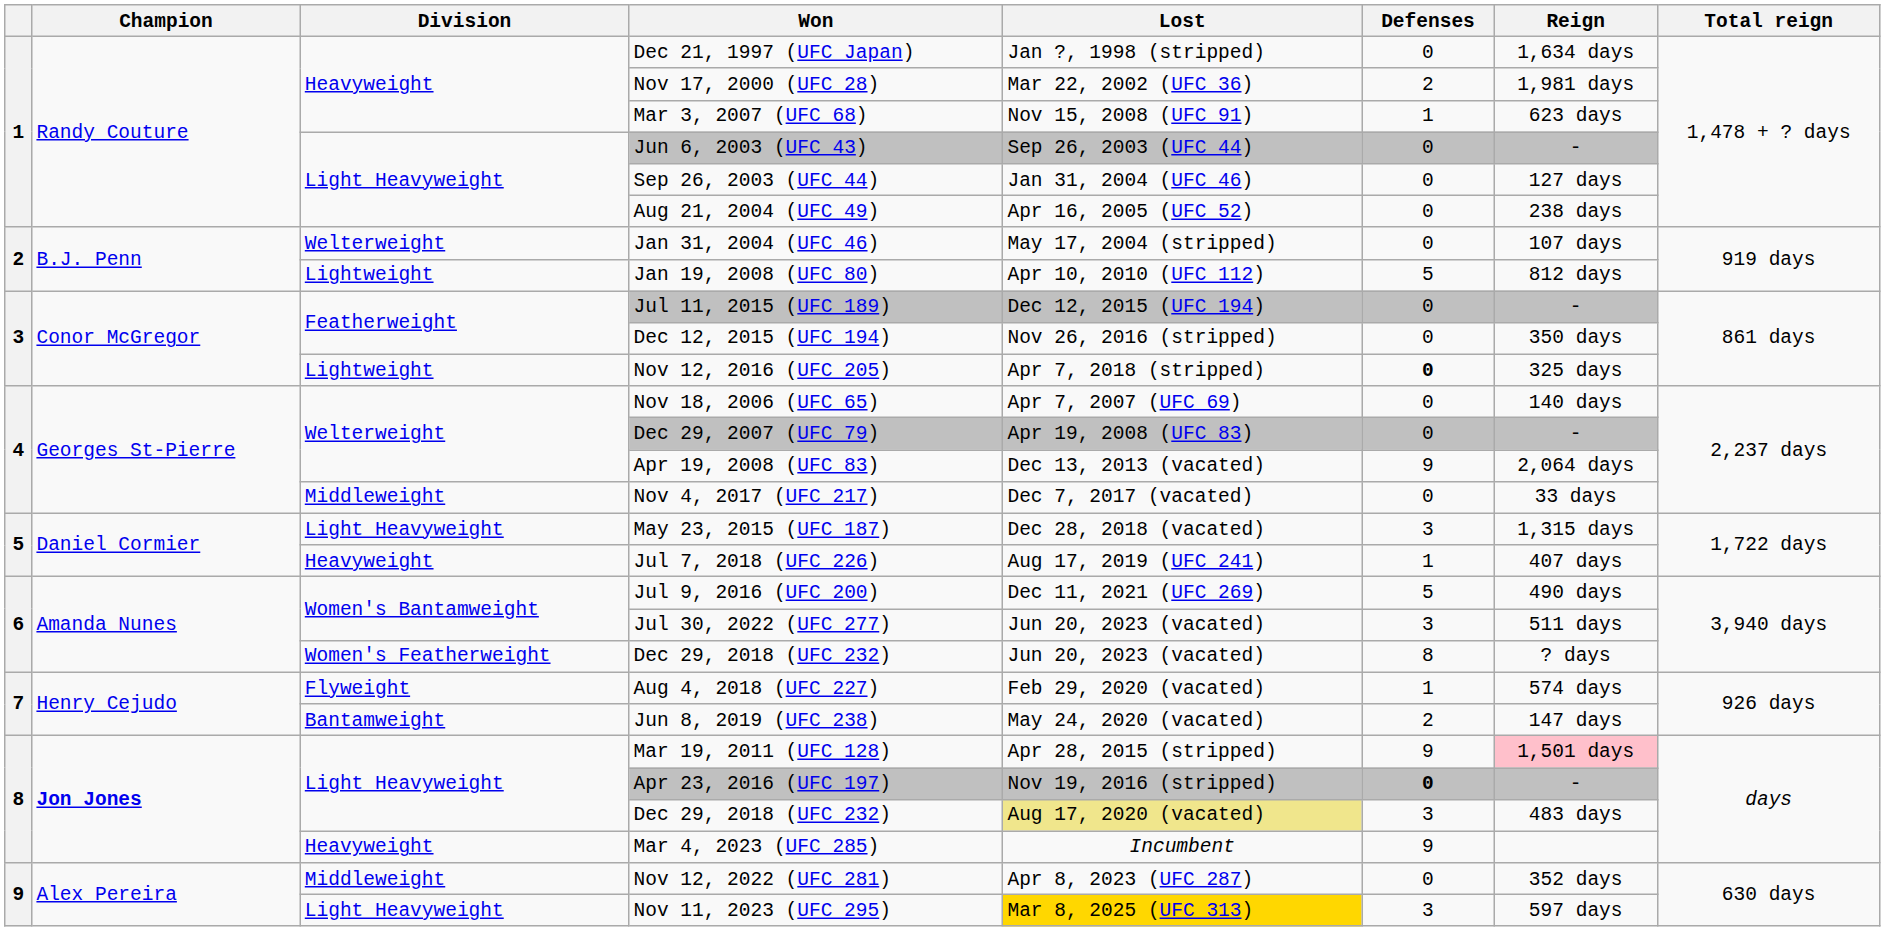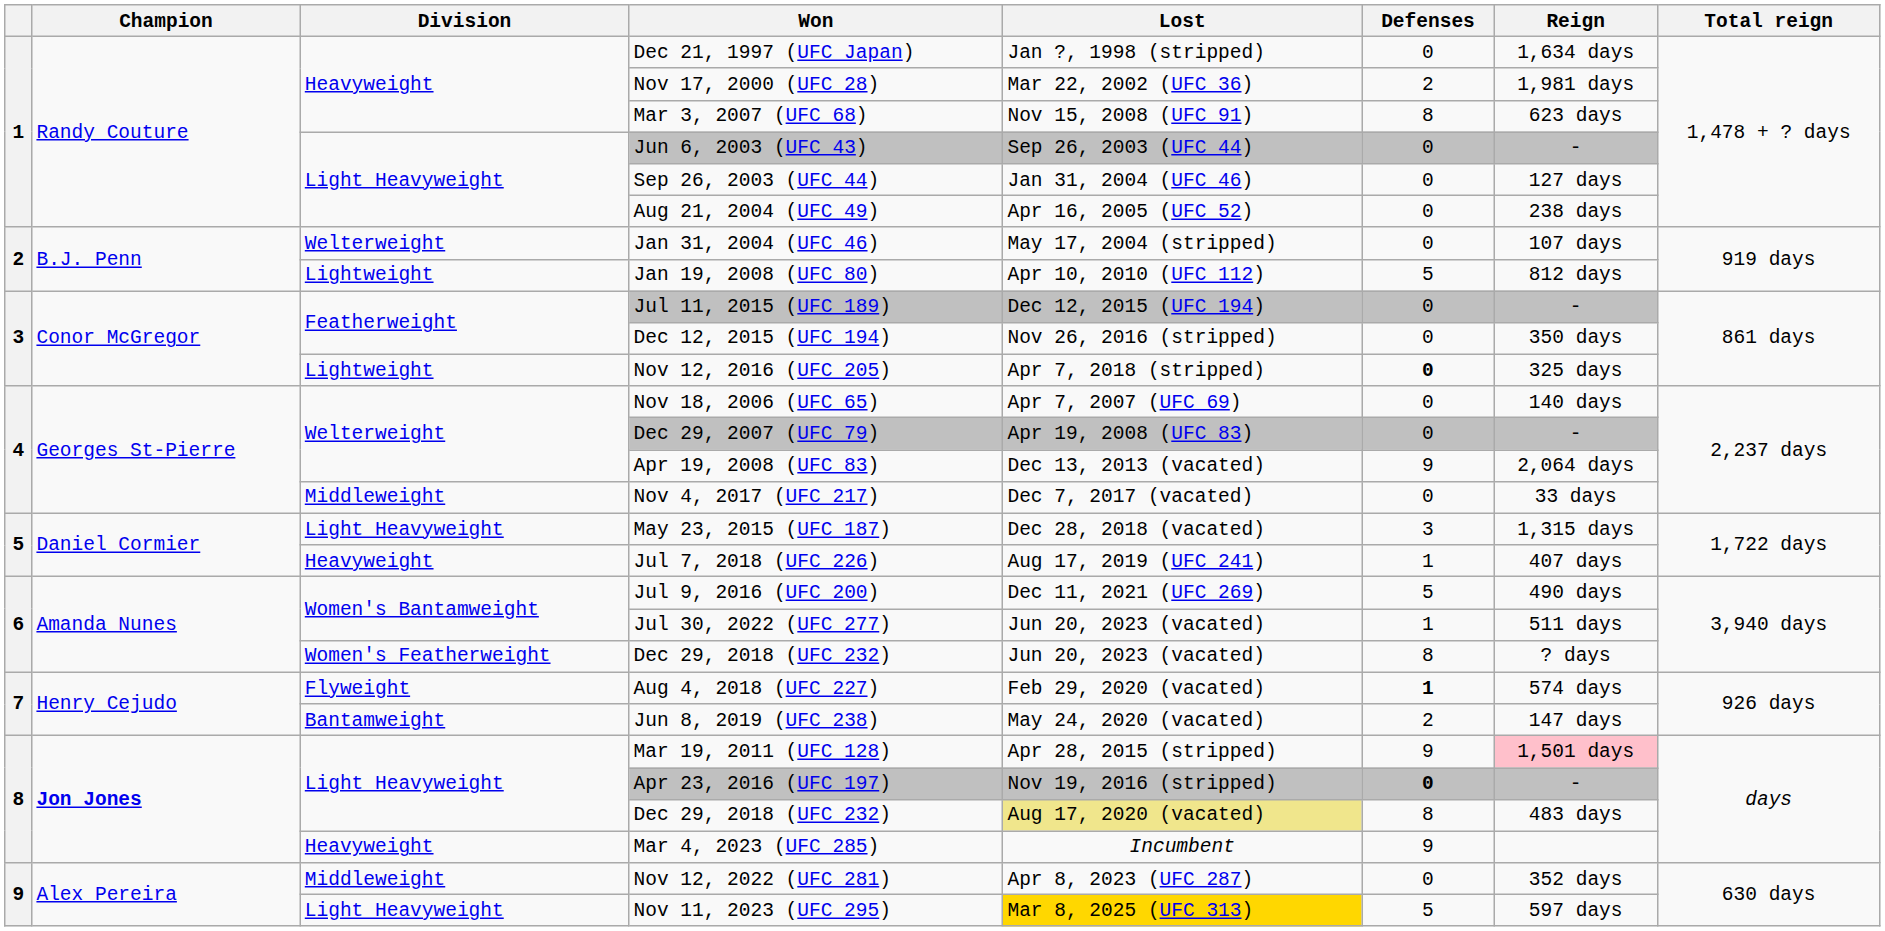(1428, 116) 1 -> (1428, 116) 8
(1428, 624) 3 -> (1428, 624) 1
(1428, 688) normal -> (1428, 688) bold
(1428, 815) 3 -> (1428, 815) 8
(1428, 911) 3 -> (1428, 911) 5
